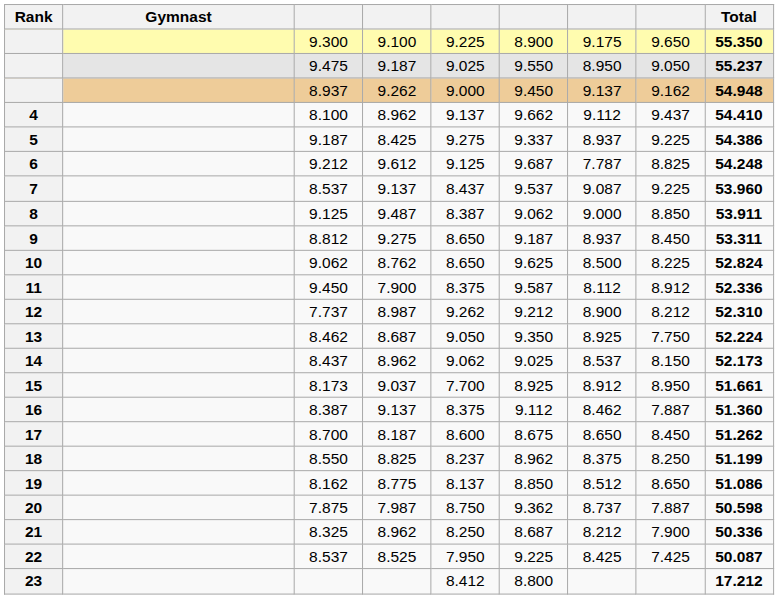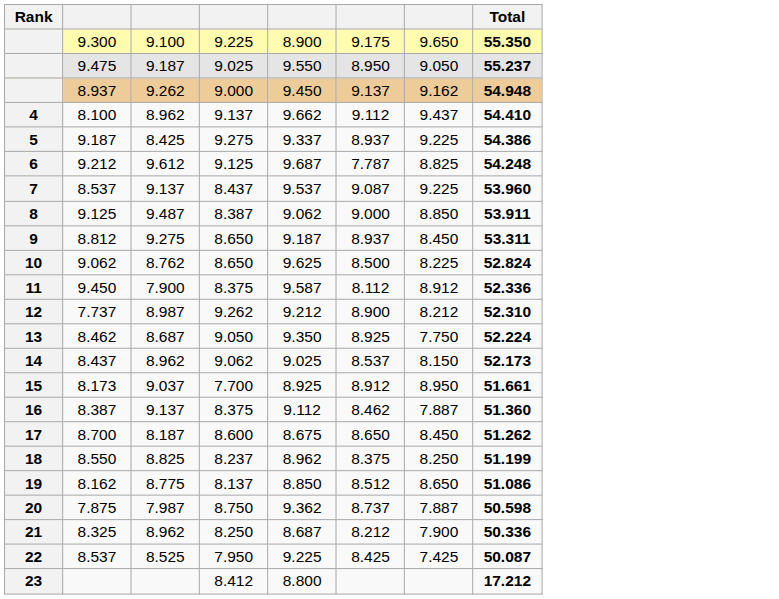- column: (179, 17)
